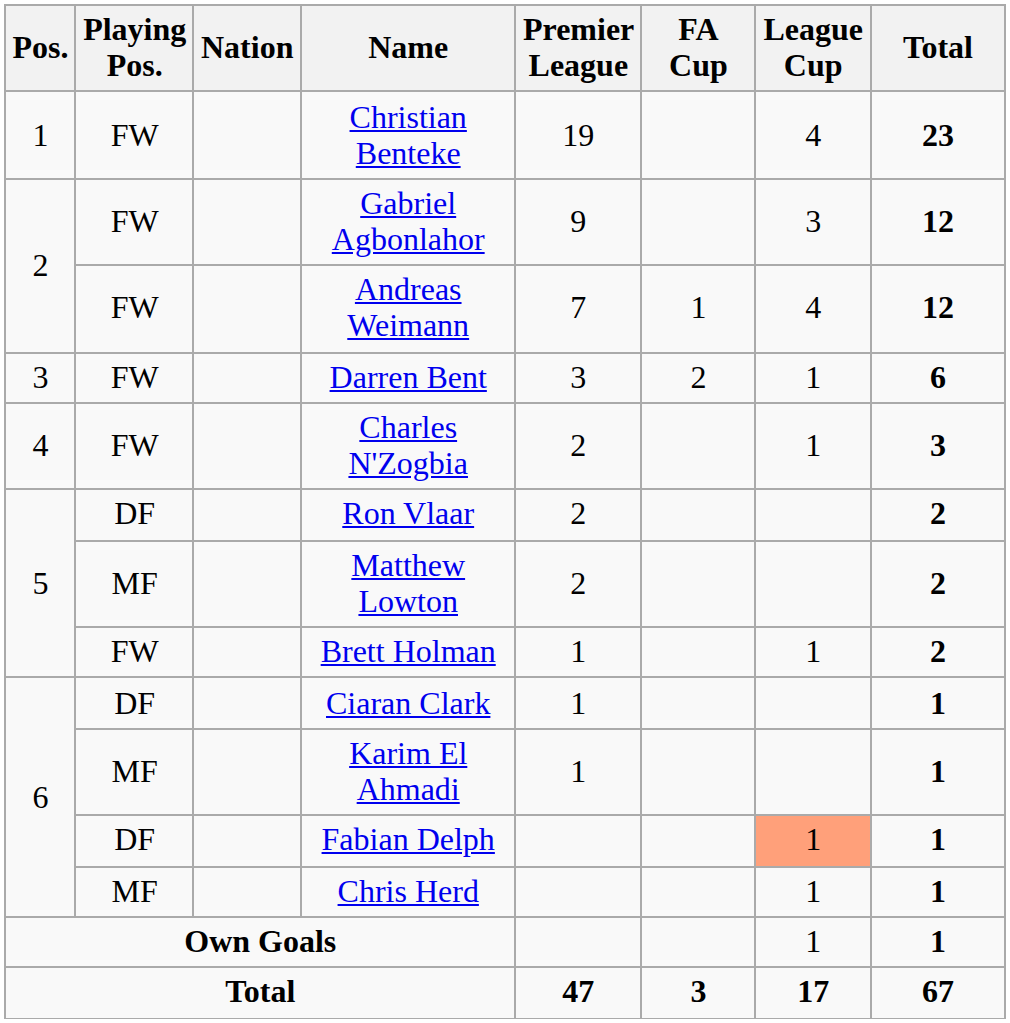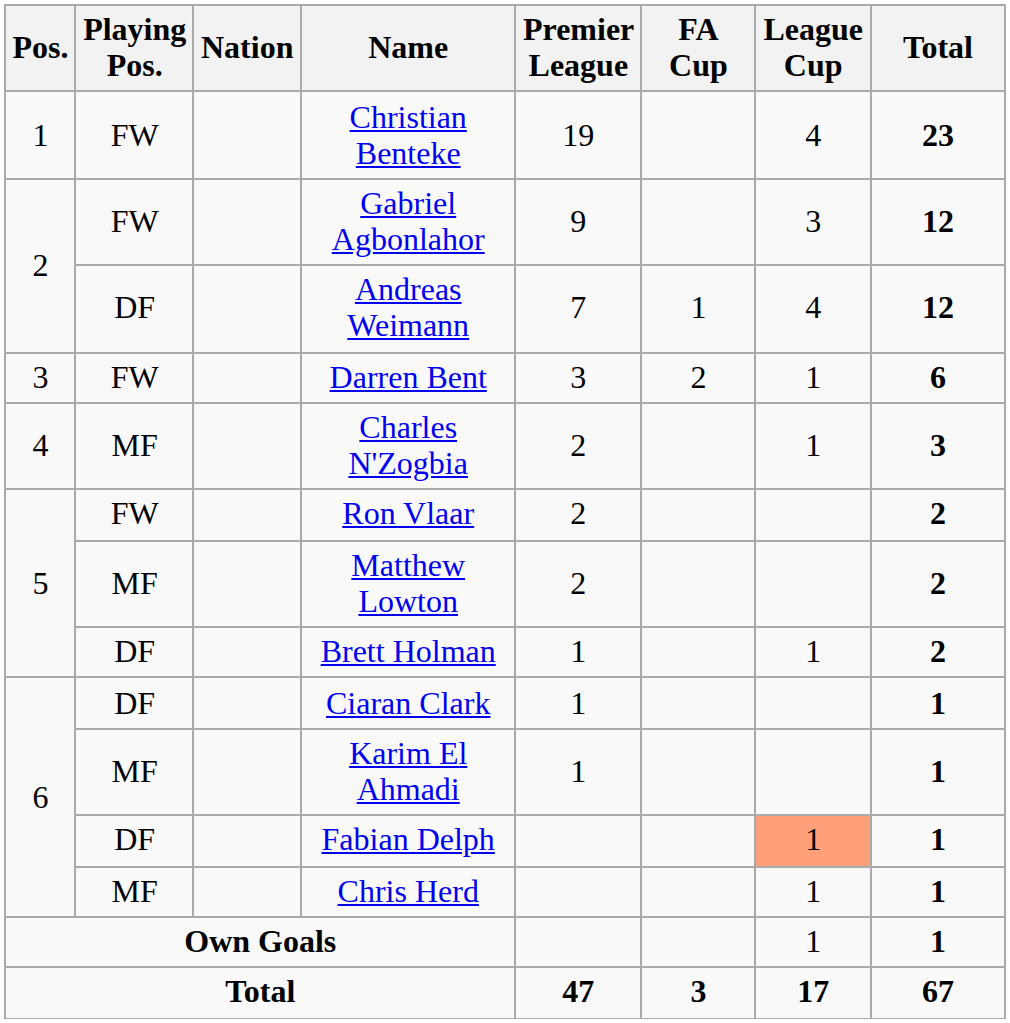(135, 308) FW -> (135, 308) DF
(135, 445) FW -> (135, 445) MF
(135, 514) DF -> (135, 514) FW
(135, 651) FW -> (135, 651) DF
